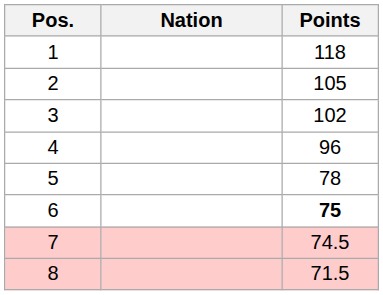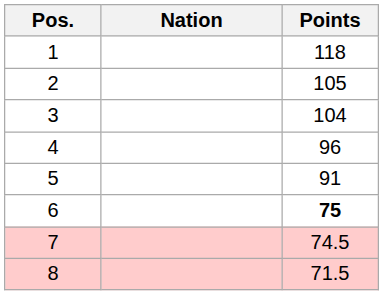(330, 115) 102 -> (330, 115) 104
(330, 178) 78 -> (330, 178) 91
